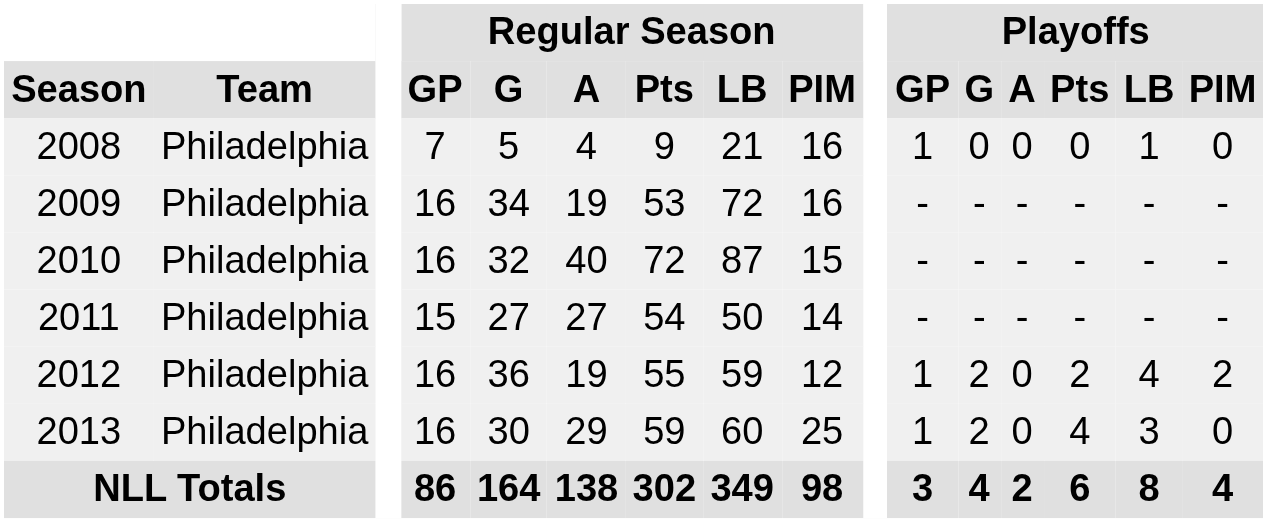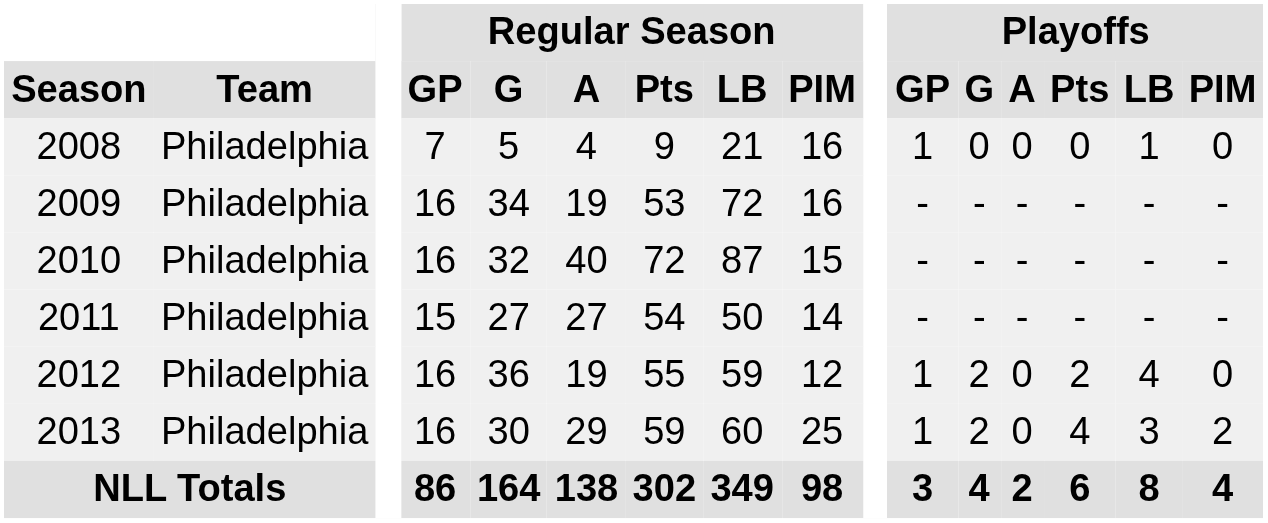(1223, 374) 2 -> (1223, 374) 0
(1223, 431) 0 -> (1223, 431) 2
